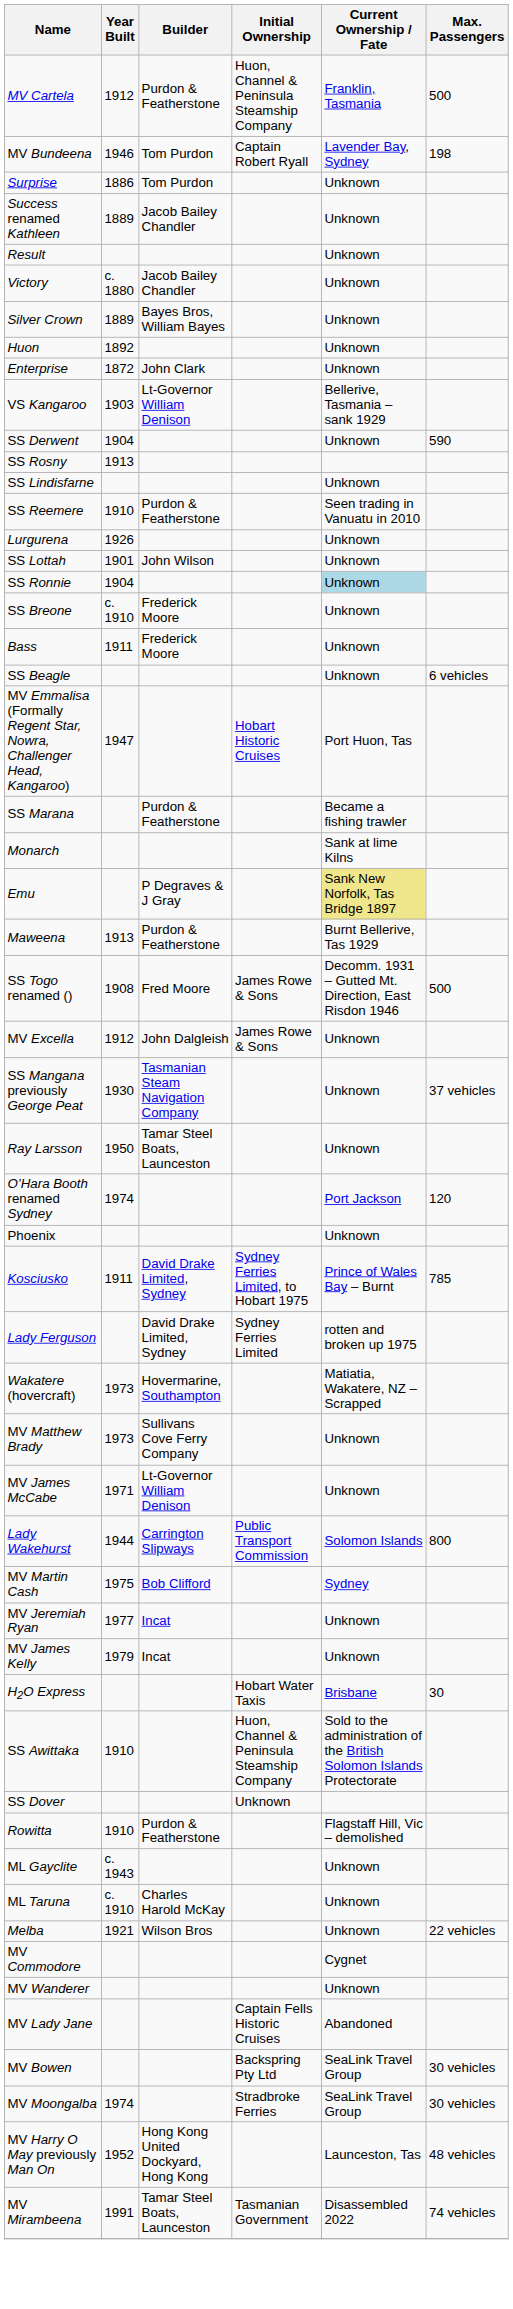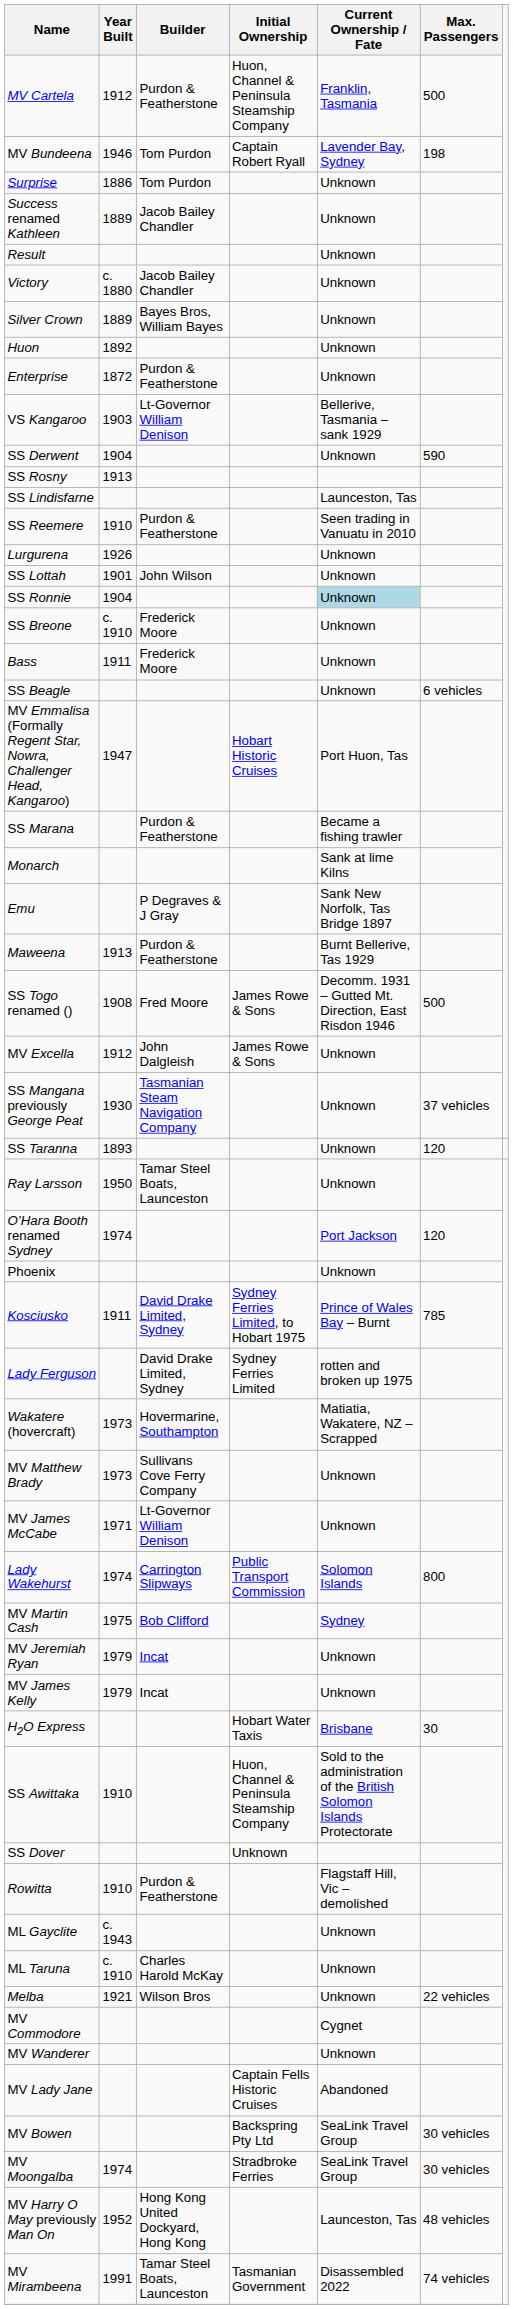(173, 368) John Clark -> (179, 376) Purdon & Featherstone
(352, 483) Unknown -> (368, 497) Launceston, Tas
(360, 894) khaki background -> (356, 908) no background
+ row: (42, 1148)
(119, 1541) 1944 -> (117, 1577) 1974
(119, 1620) 1977 -> (117, 1656) 1979
